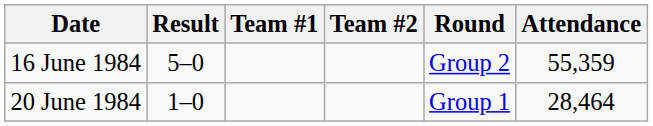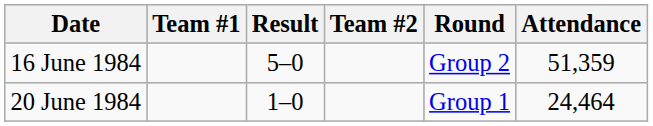columns swapped: (274, 23) <-> (186, 23)
(581, 62) 55,359 -> (581, 62) 51,359
(581, 101) 28,464 -> (581, 101) 24,464
